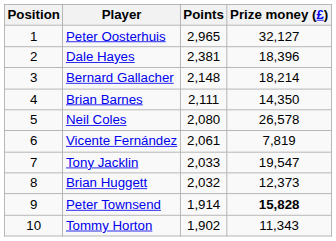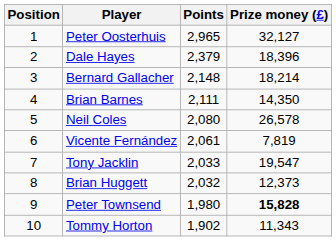(204, 57) 2,381 -> (204, 57) 2,379
(204, 204) 1,914 -> (204, 204) 1,980
